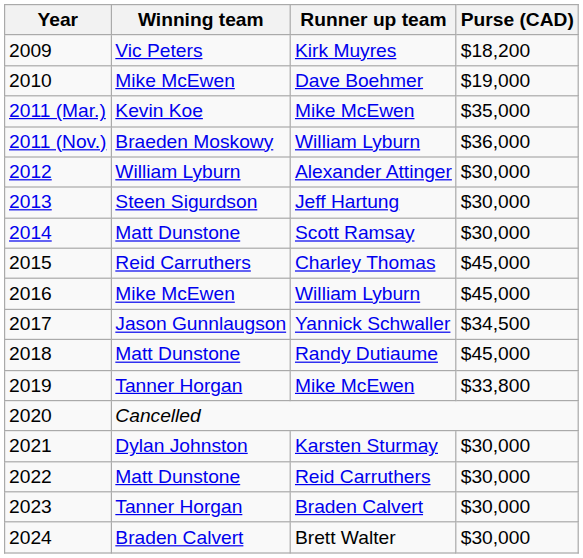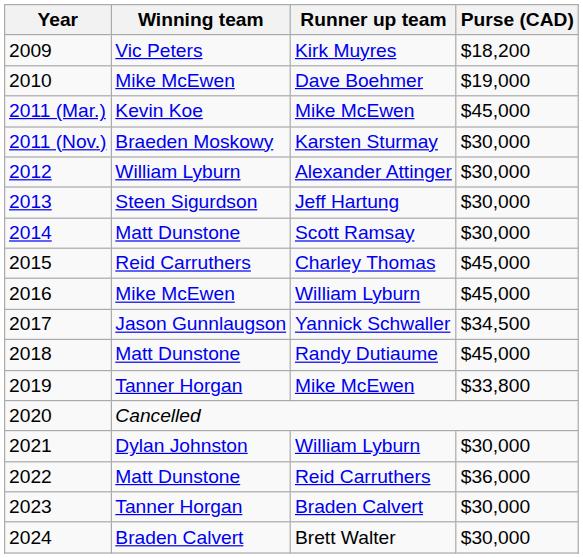(495, 111) $35,000 -> (495, 111) $45,000
(358, 141) William Lyburn -> (366, 141) Karsten Sturmay
(495, 141) $36,000 -> (495, 141) $30,000
(366, 446) Karsten Sturmay -> (358, 446) William Lyburn
(495, 476) $30,000 -> (495, 476) $36,000
